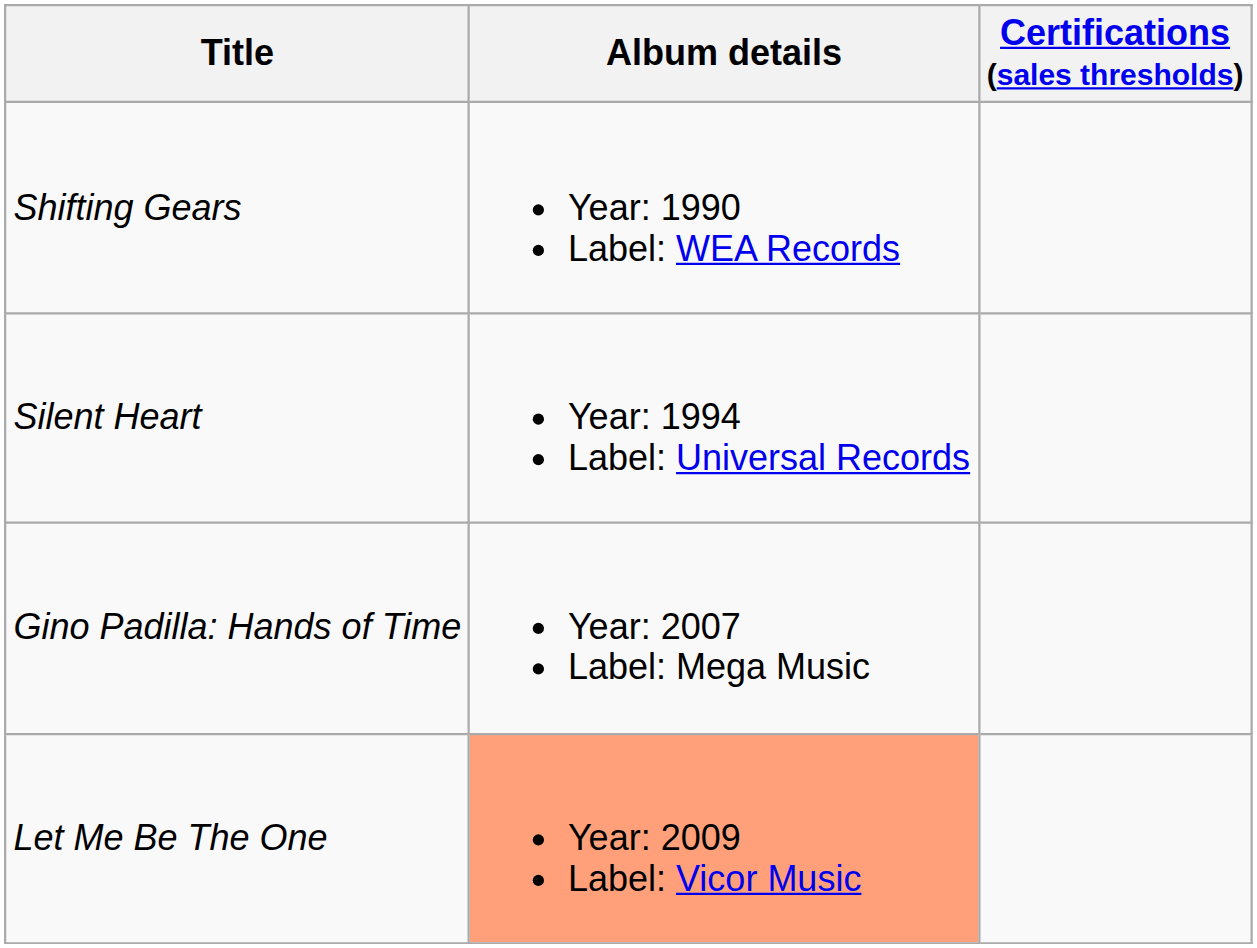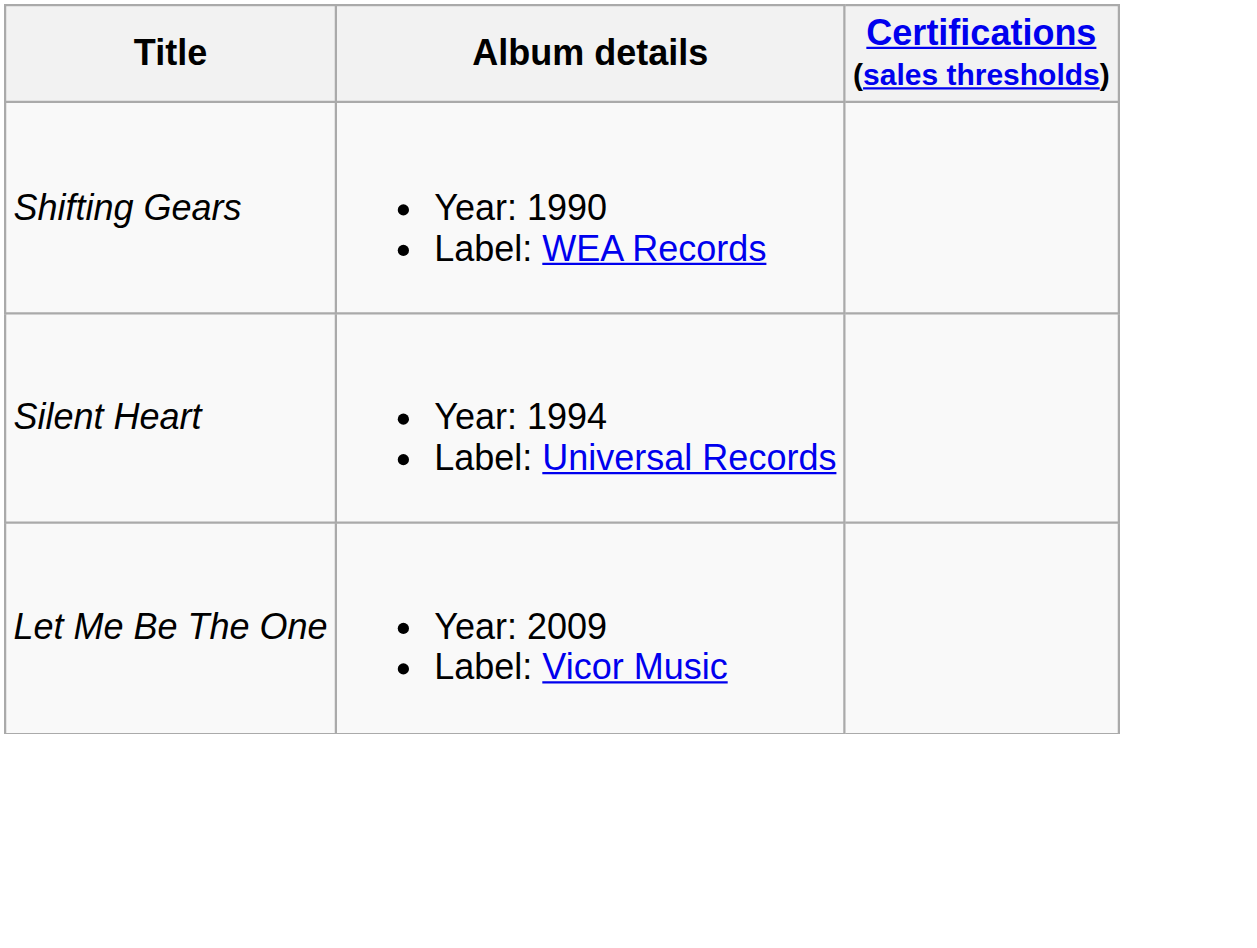- row: (237, 627)
(724, 858) lightsalmon background -> (590, 648) no background
